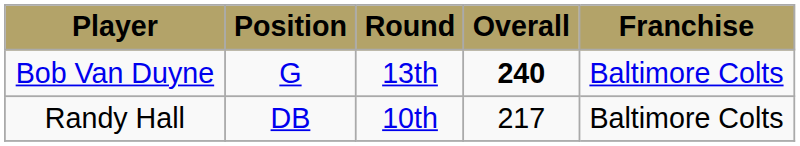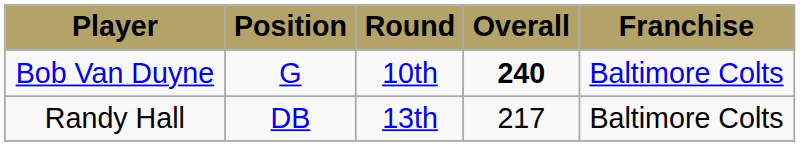(410, 72) 13th -> (410, 72) 10th
(410, 118) 10th -> (410, 118) 13th
